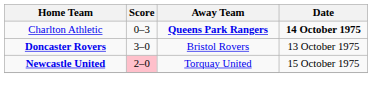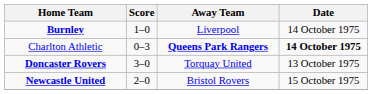+ row: (65, 30)
(218, 47) Bristol Rovers -> (218, 64) Torquay United
(142, 64) pink background -> (142, 81) no background
(218, 64) Torquay United -> (218, 81) Bristol Rovers
